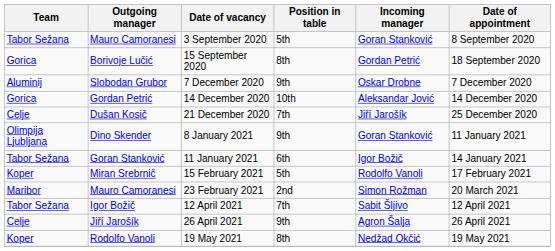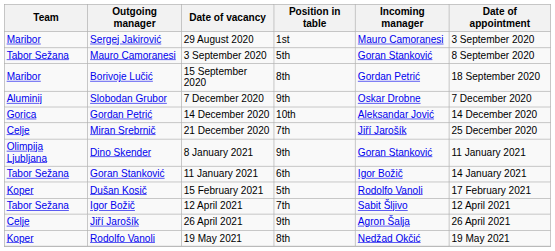+ row: (219, 39)
(21, 61) Gorica -> (24, 77) Maribor
(118, 115) Dušan Kosič -> (123, 131) Miran Srebrnič
(123, 174) Miran Srebrnič -> (118, 190) Dušan Kosič
- row: (223, 190)
